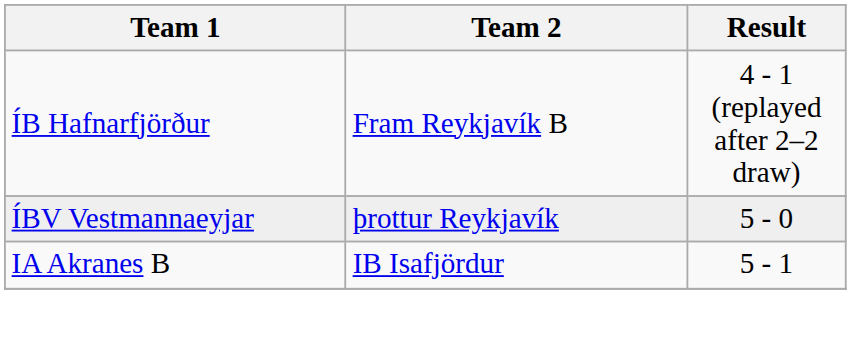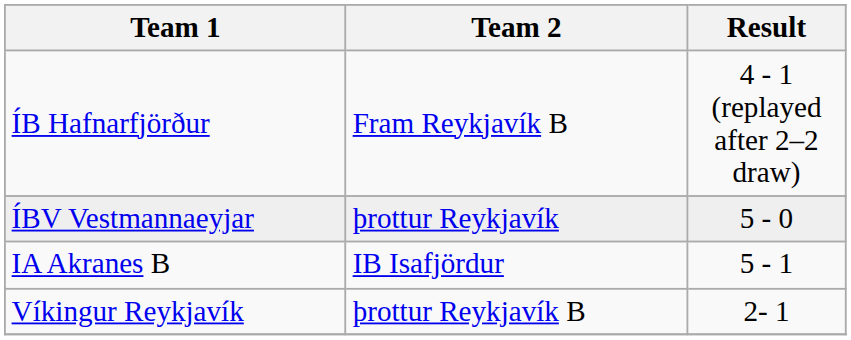+ row: (128, 310)
